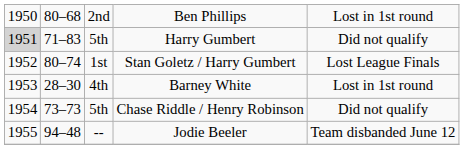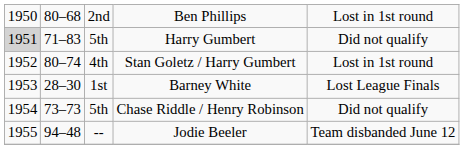(99, 62) 1st -> (99, 62) 4th
(383, 62) Lost League Finals -> (383, 62) Lost in 1st round
(99, 86) 4th -> (99, 86) 1st
(383, 86) Lost in 1st round -> (383, 86) Lost League Finals
